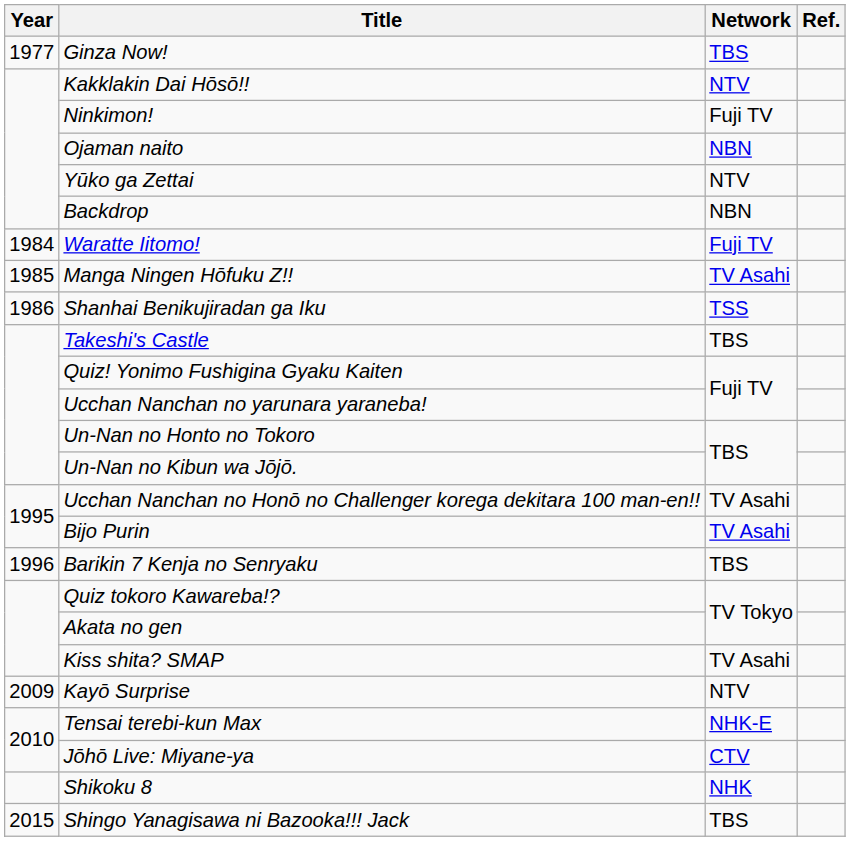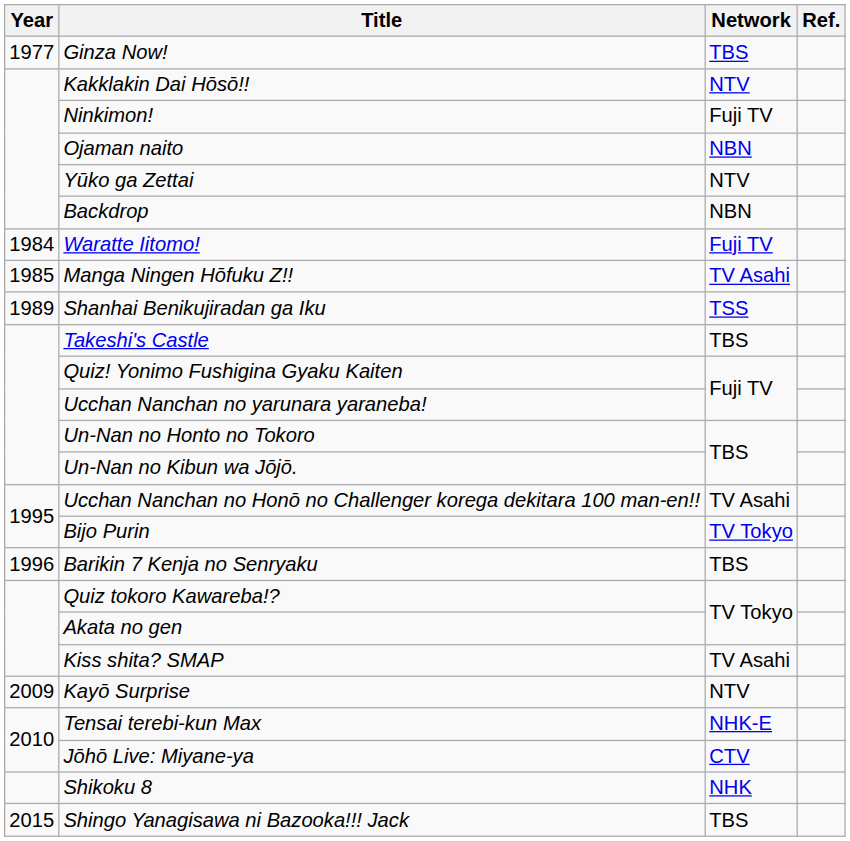(32, 308) 1986 -> (32, 308) 1989
(750, 532) TV Asahi -> (751, 532) TV Tokyo
